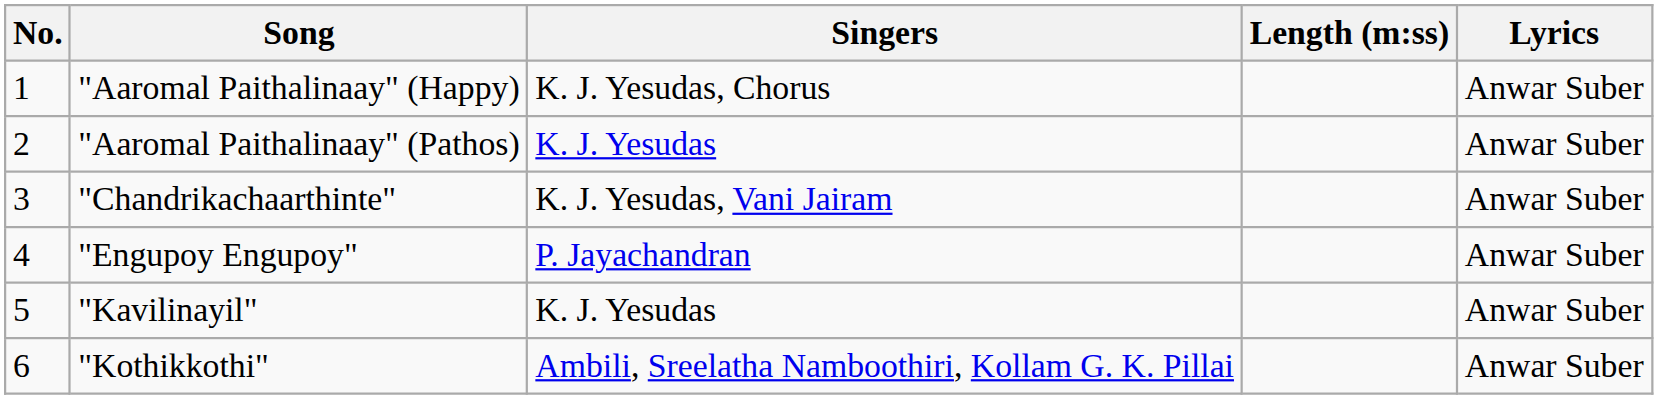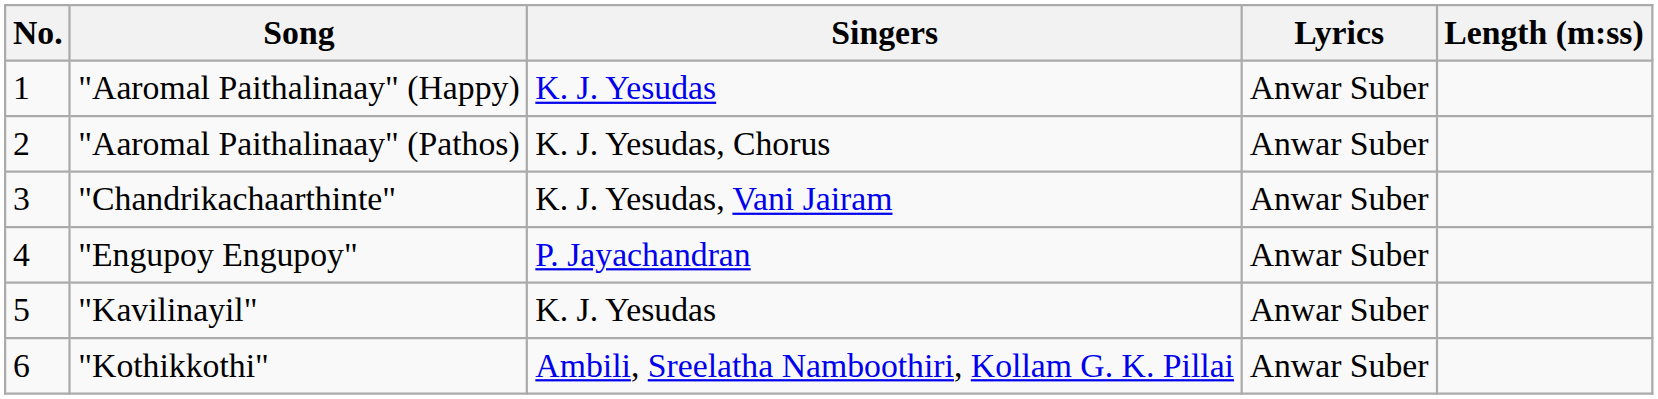columns swapped: (1554, 32) <-> (1349, 32)
(683, 88) K. J. Yesudas, Chorus -> (626, 88) K. J. Yesudas
(626, 143) K. J. Yesudas -> (683, 143) K. J. Yesudas, Chorus
